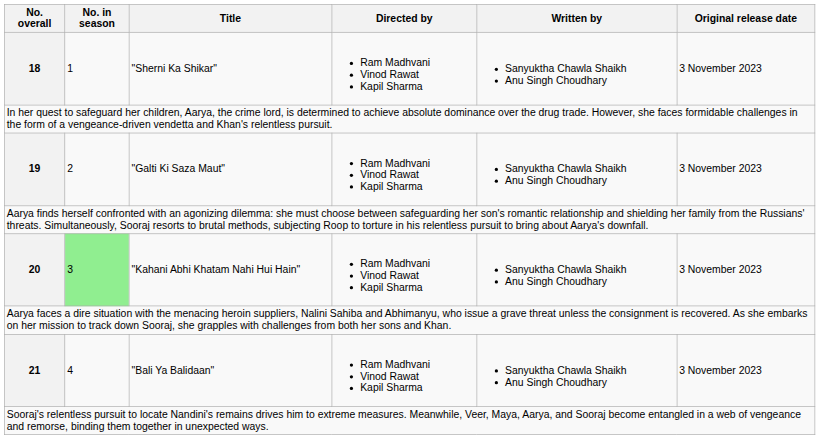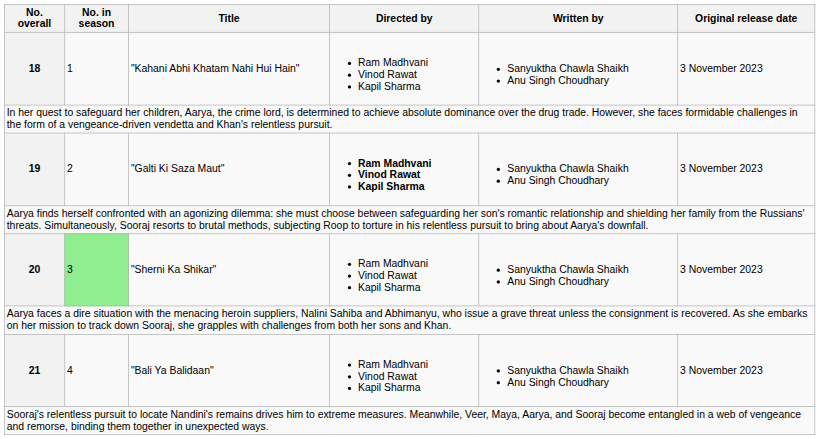(174, 68) "Sherni Ka Shikar" -> (215, 68) "Kahani Abhi Khatam Nahi Hui Hain"
(404, 175) normal -> (404, 175) bold
(216, 270) "Kahani Abhi Khatam Nahi Hui Hain" -> (174, 270) "Sherni Ka Shikar"
